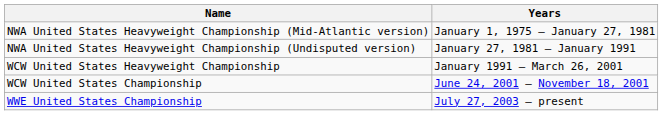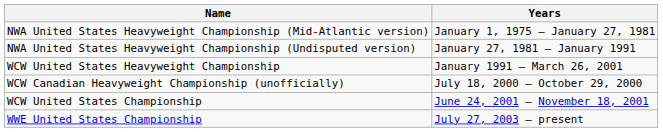+ row: (176, 84)
